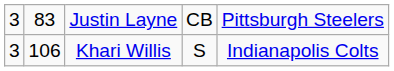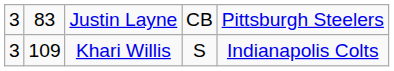(45, 50) 106 -> (45, 50) 109
